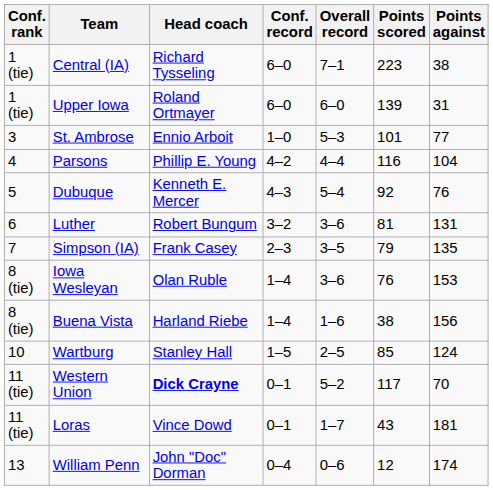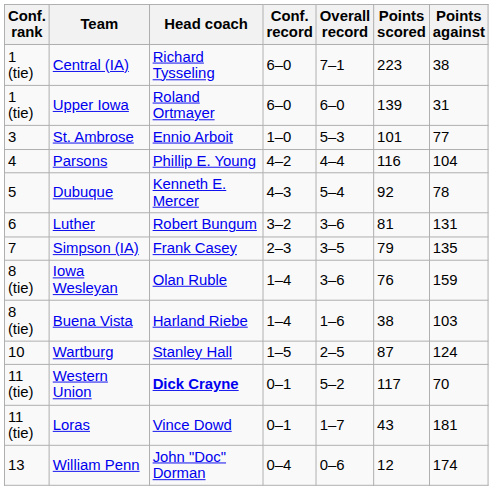(441, 192) 76 -> (441, 192) 78
(445, 280) 153 -> (445, 280) 159
(445, 320) 156 -> (445, 320) 103
(385, 352) 85 -> (385, 352) 87
